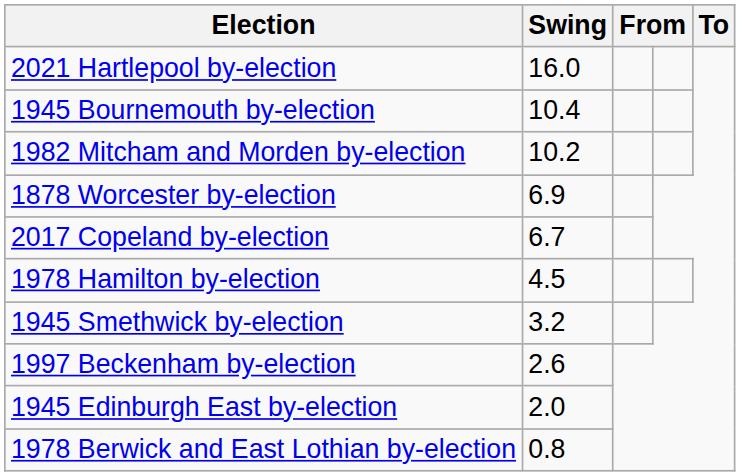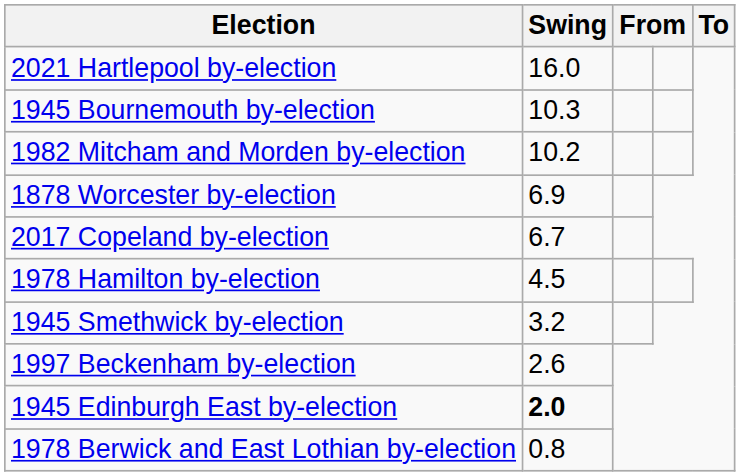(554, 110) 10.4 -> (554, 110) 10.3
(547, 407) normal -> (547, 407) bold
